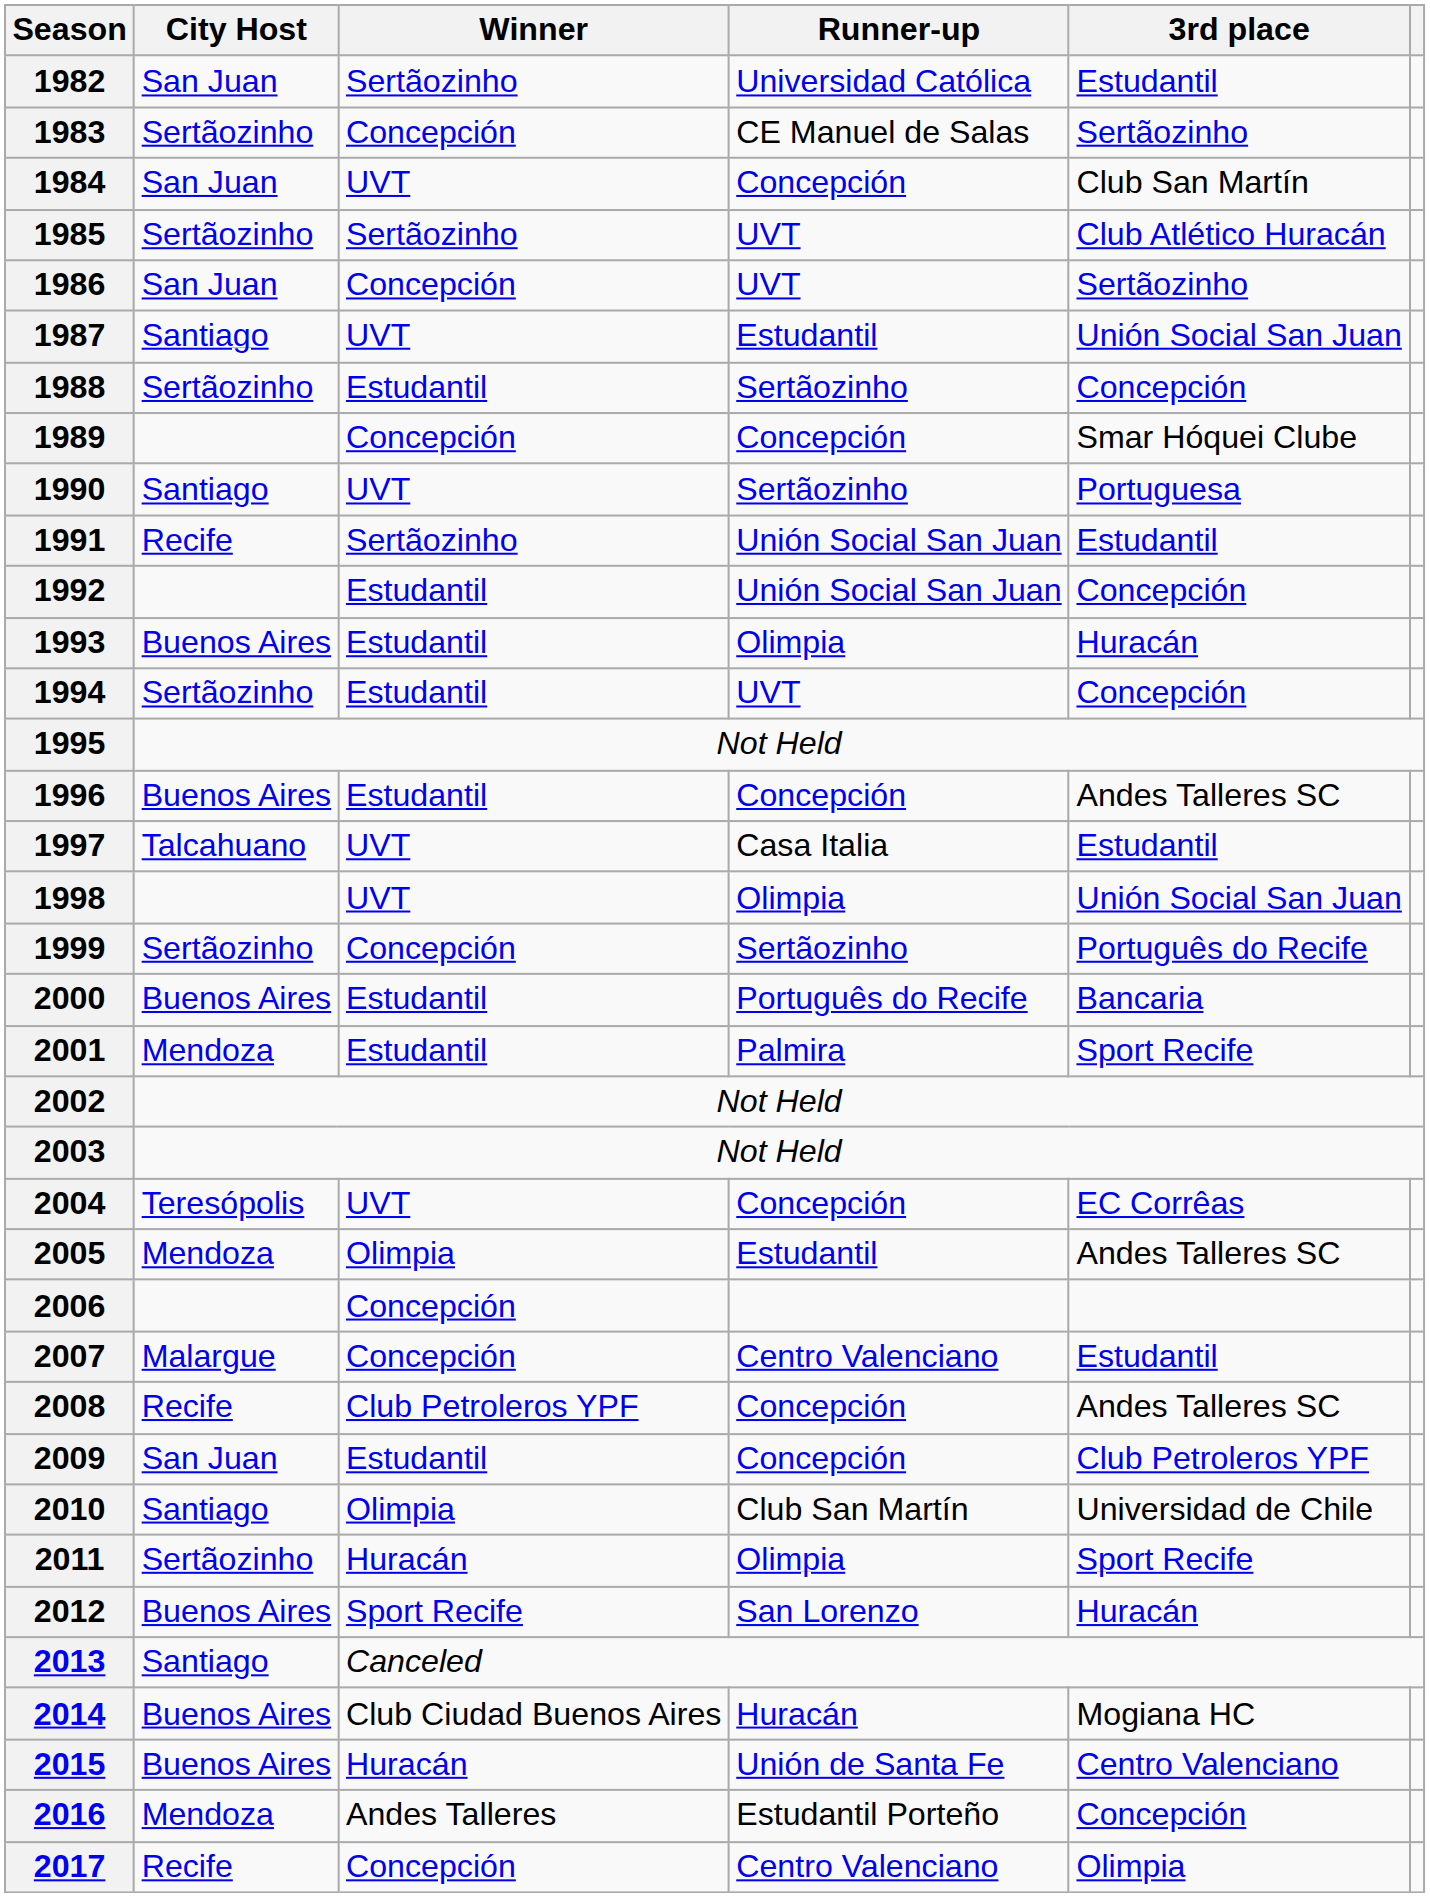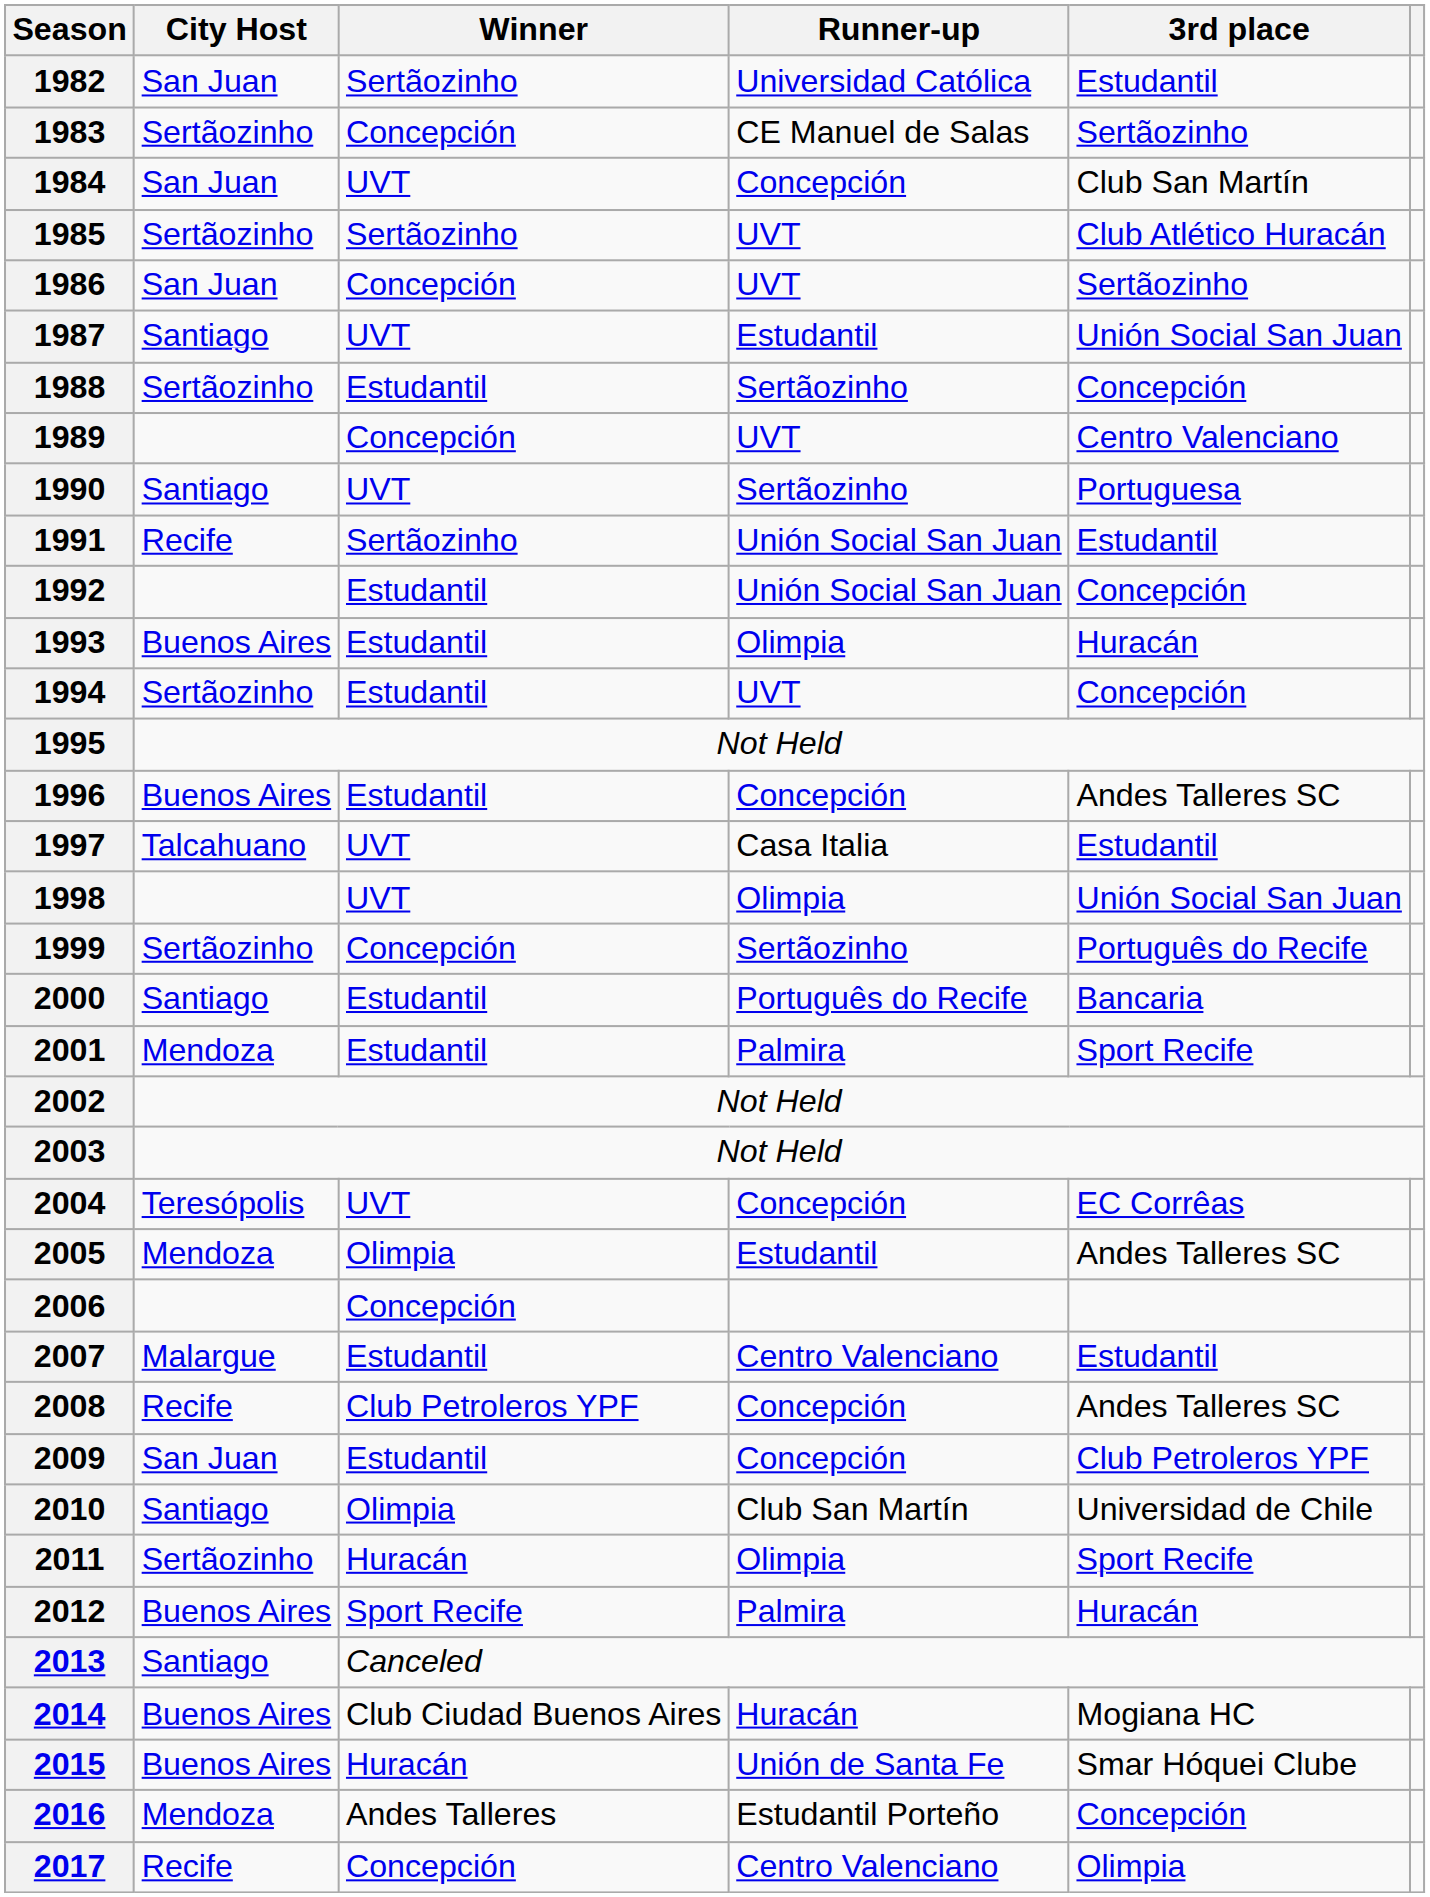(821, 438) Concepción -> (768, 438) UVT
(1217, 438) Smar Hóquei Clube -> (1208, 438) Centro Valenciano
(236, 999) Buenos Aires -> (205, 999) Santiago
(431, 1356) Concepción -> (417, 1356) Estudantil
(827, 1611) San Lorenzo -> (791, 1611) Palmira
(1208, 1764) Centro Valenciano -> (1217, 1764) Smar Hóquei Clube
